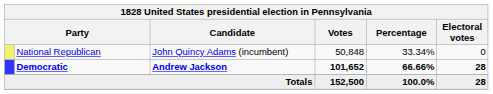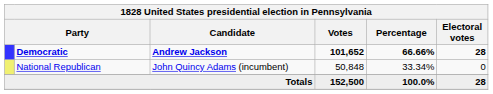rows swapped: (42, 67) <-> (59, 52)
